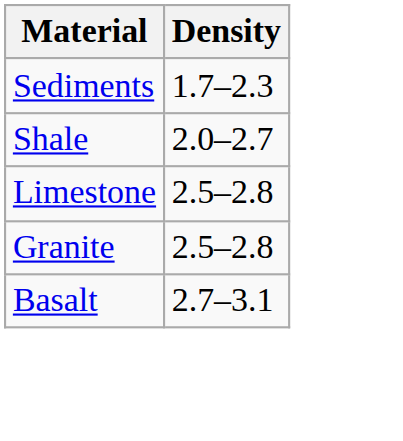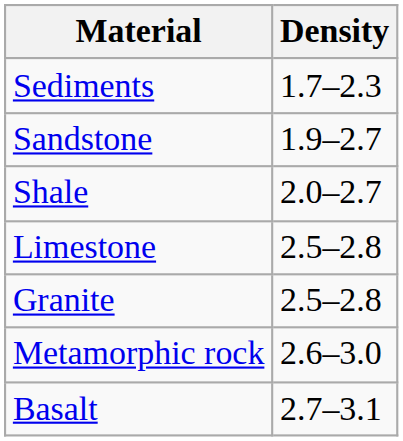+ row: (83, 138)
+ row: (139, 354)
